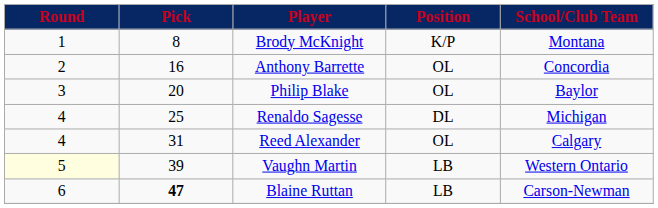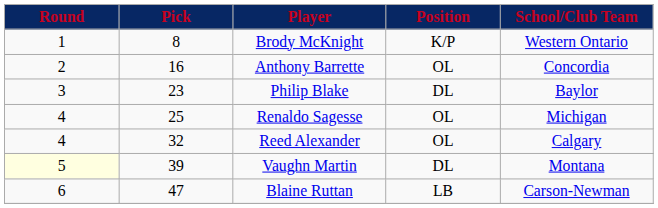(577, 41) Montana -> (577, 41) Western Ontario
(176, 91) 20 -> (176, 91) 23
(443, 91) OL -> (443, 91) DL
(443, 116) DL -> (443, 116) OL
(176, 141) 31 -> (176, 141) 32
(443, 166) LB -> (443, 166) DL
(577, 166) Western Ontario -> (577, 166) Montana
(176, 191) bold -> (176, 191) normal
